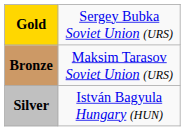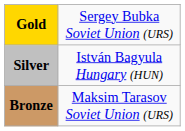rows swapped: (31, 105) <-> (31, 64)
